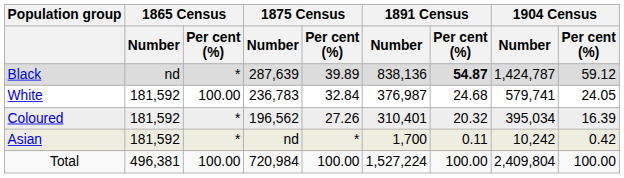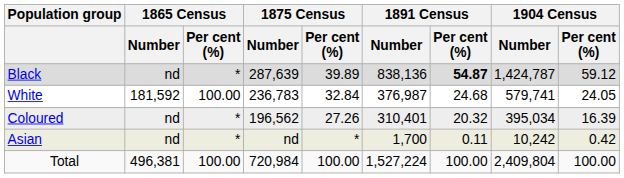(155, 118) 181,592 -> (172, 118) nd
(155, 140) 181,592 -> (172, 140) nd
